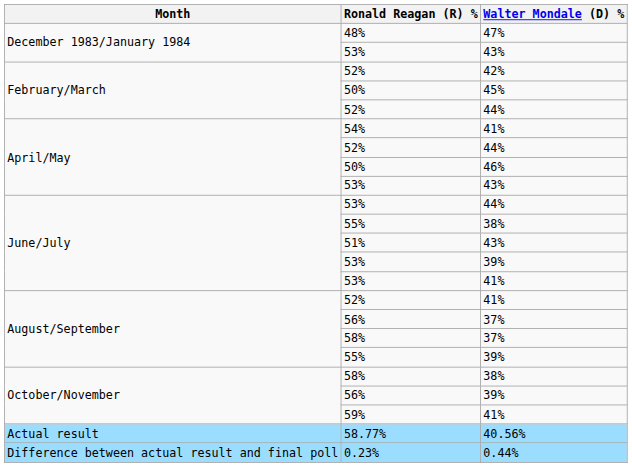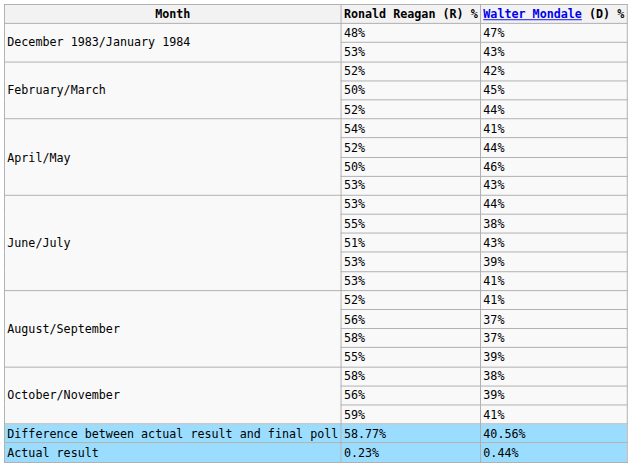(53, 433) Actual result -> (173, 433) Difference between actual result and final poll
(173, 453) Difference between actual result and final poll -> (53, 453) Actual result
